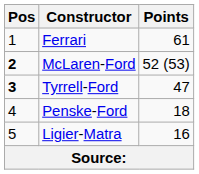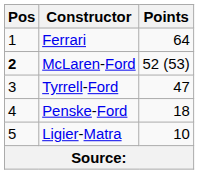(181, 40) 61 -> (181, 40) 64
(12, 87) bold -> (12, 87) normal
(181, 134) 16 -> (181, 134) 10
